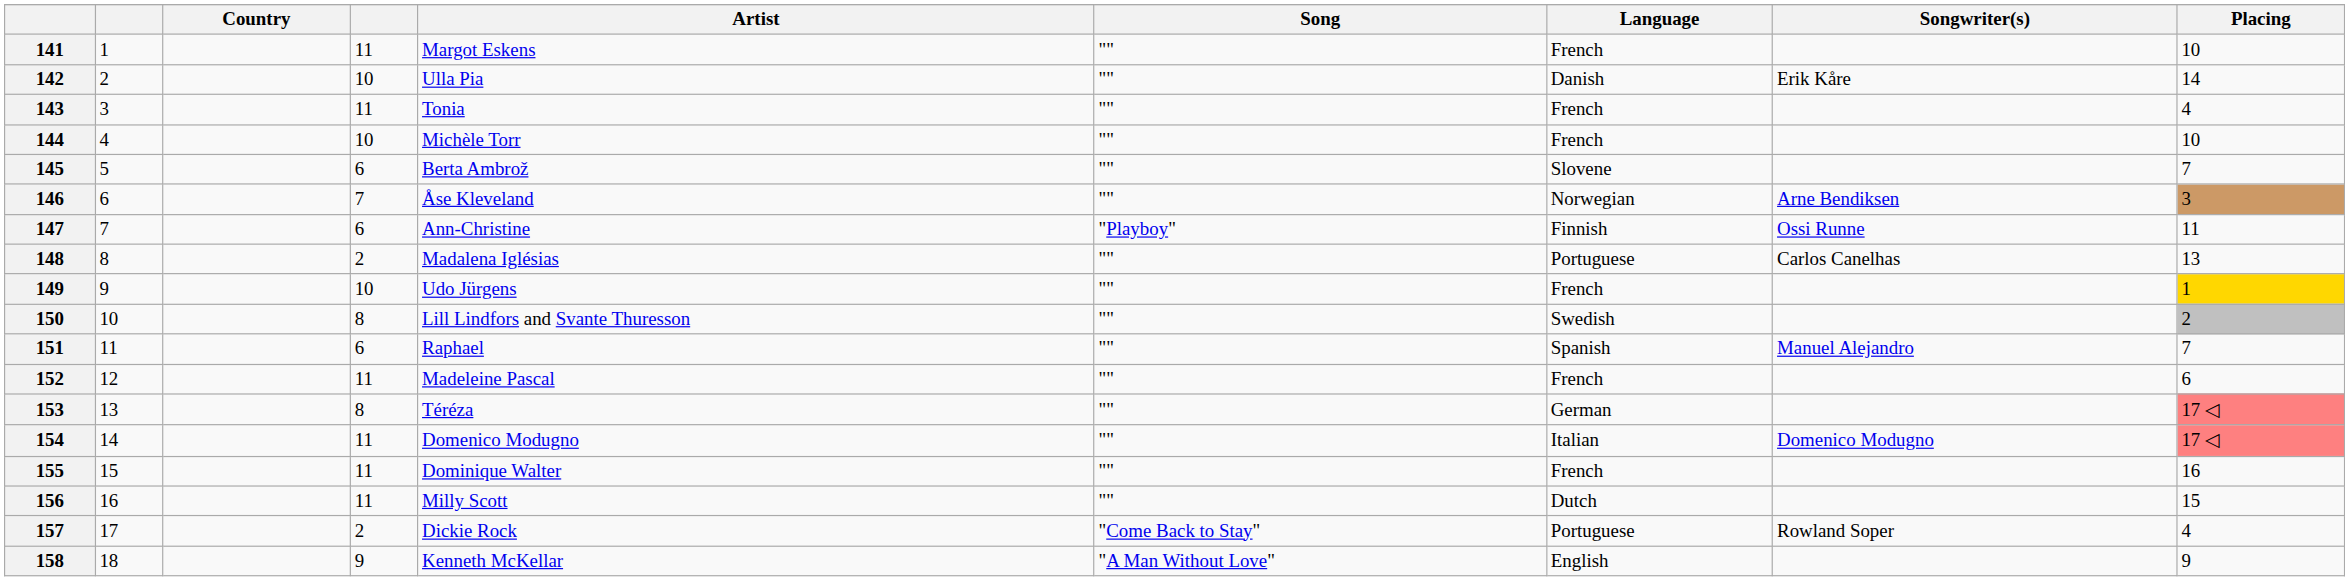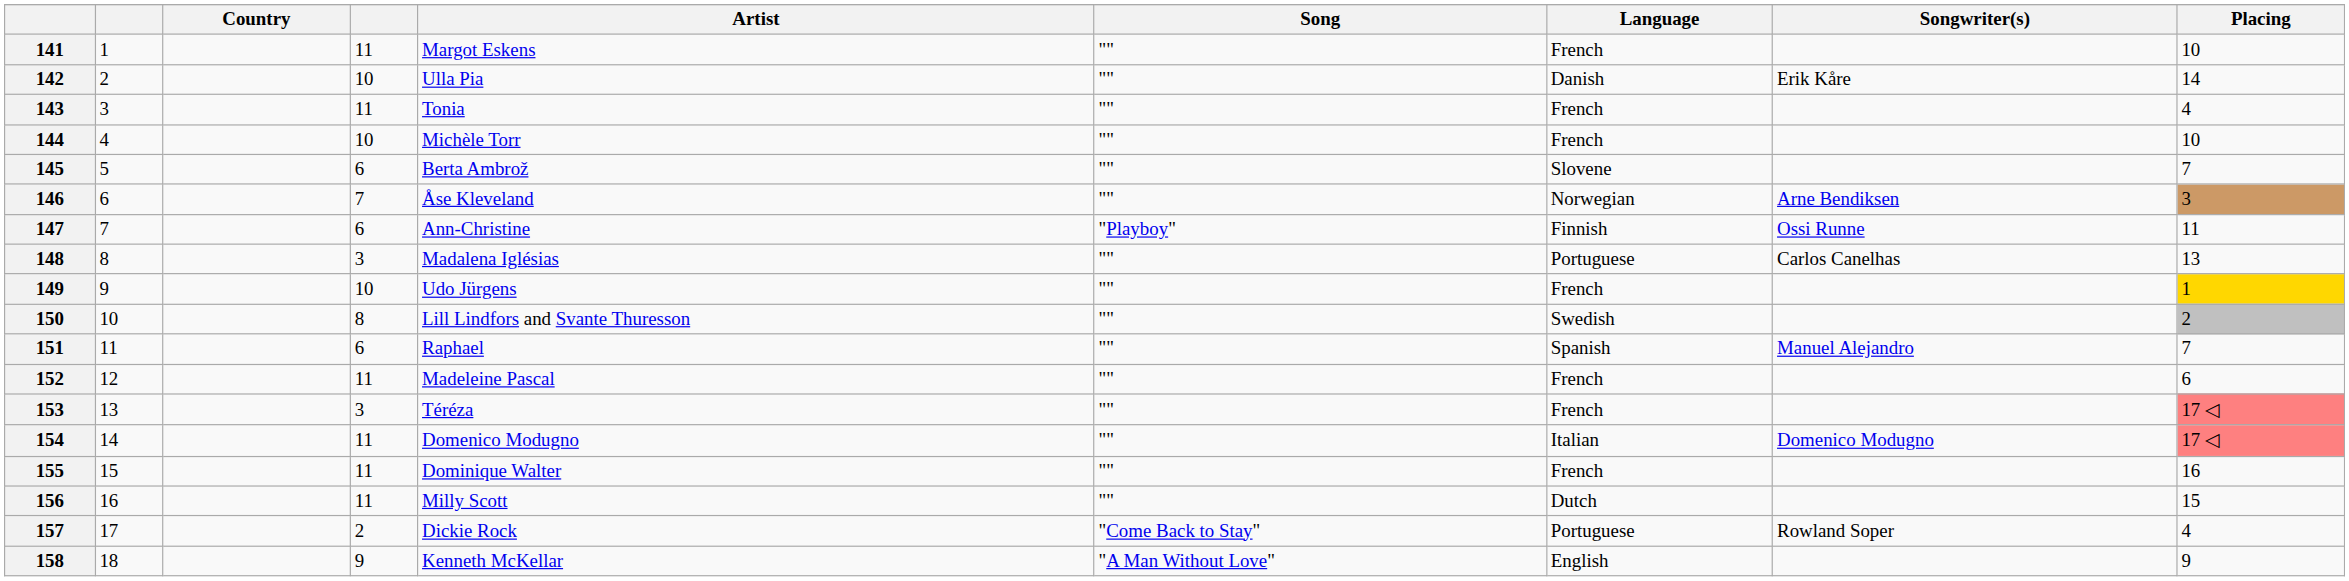(359, 259) 2 -> (359, 259) 3
(359, 409) 8 -> (359, 409) 3
(1581, 409) German -> (1577, 409) French
